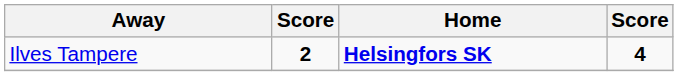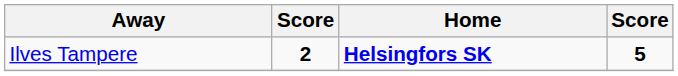(640, 53) 4 -> (640, 53) 5
